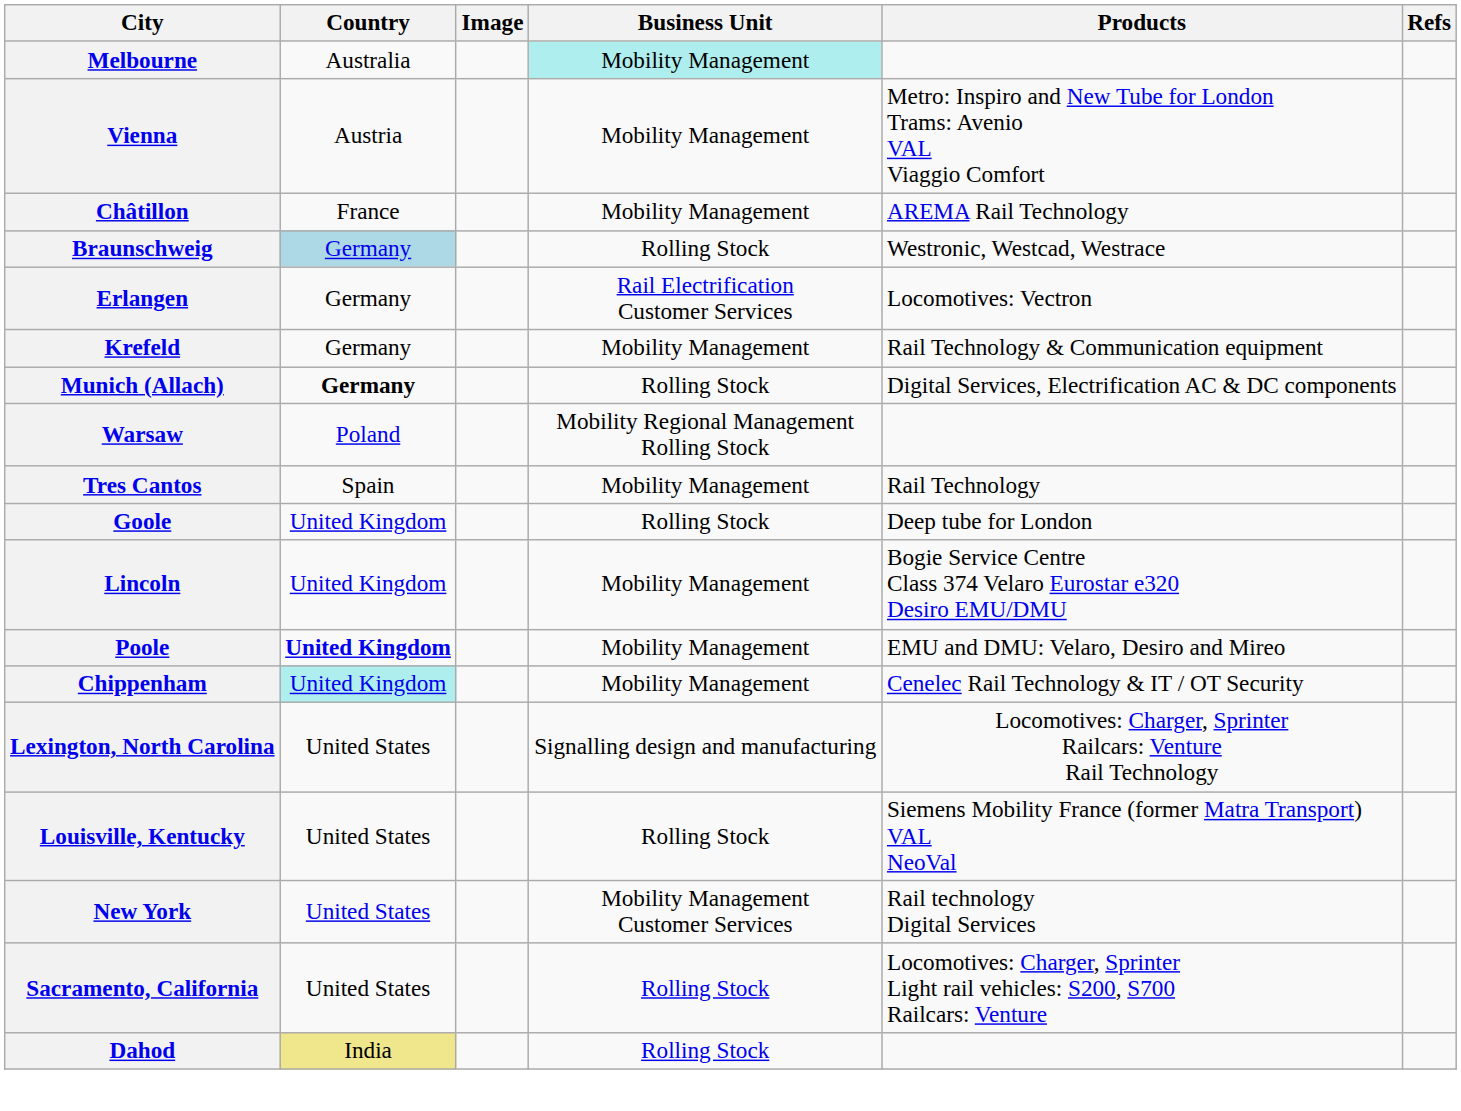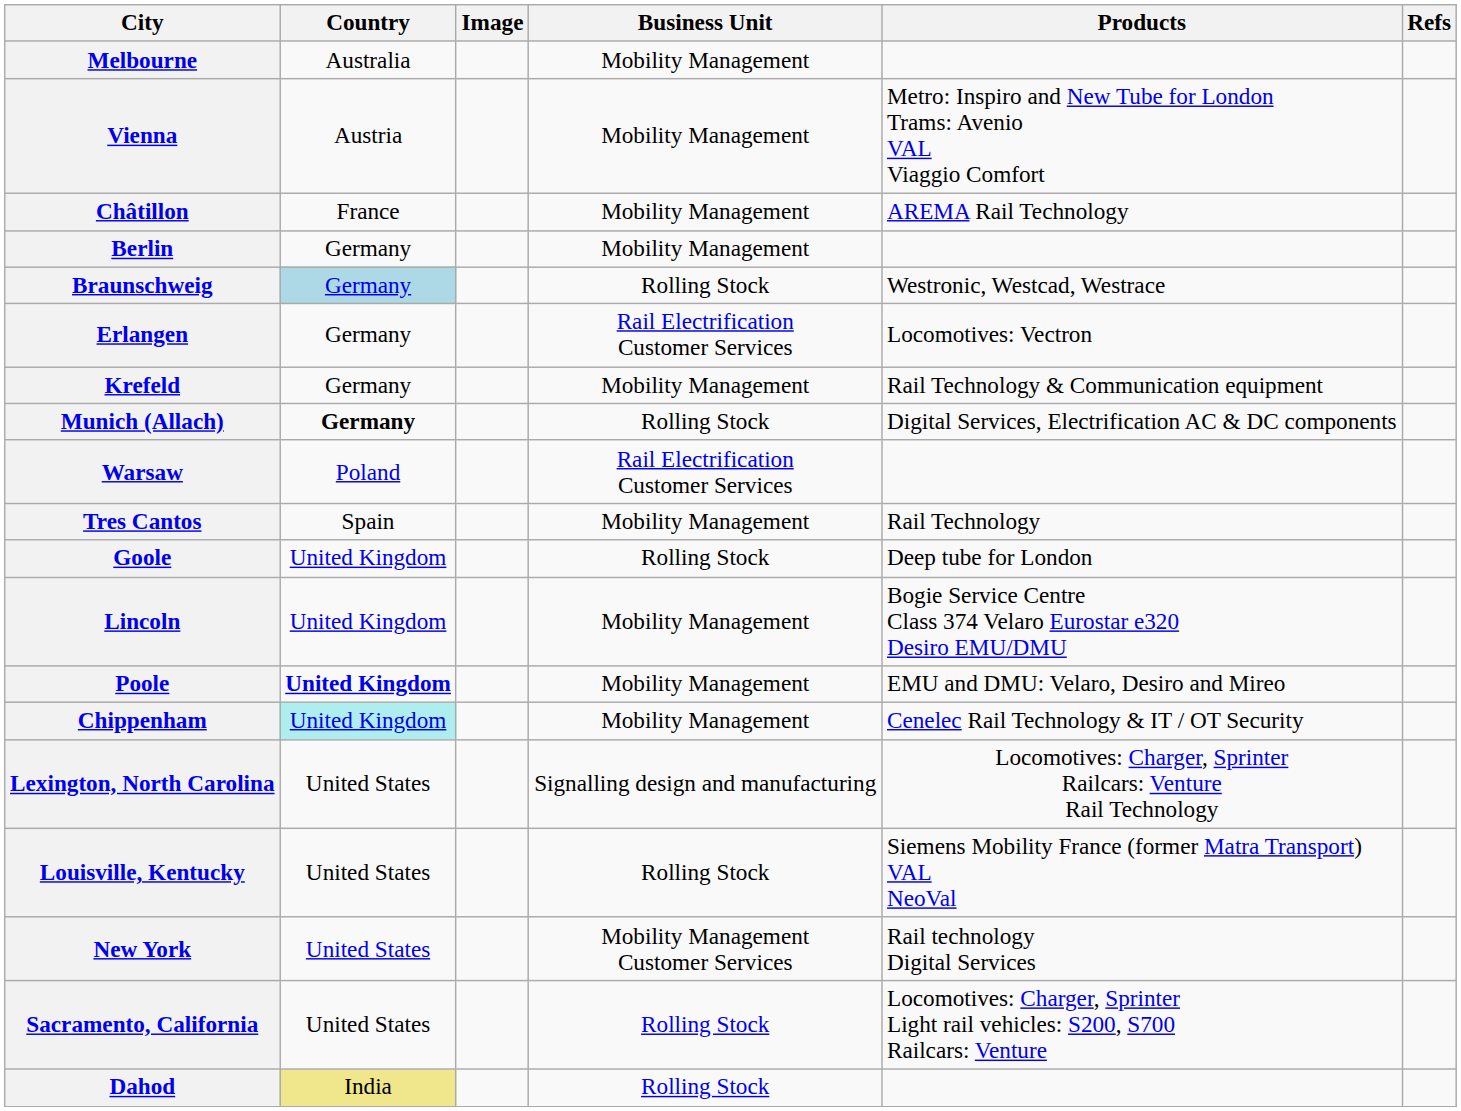(705, 59) paleturquoise background -> (705, 59) no background
+ row: (142, 248)
(705, 434) Mobility Regional Management Rolling Stock -> (705, 471) Rail Electrification Customer Services
